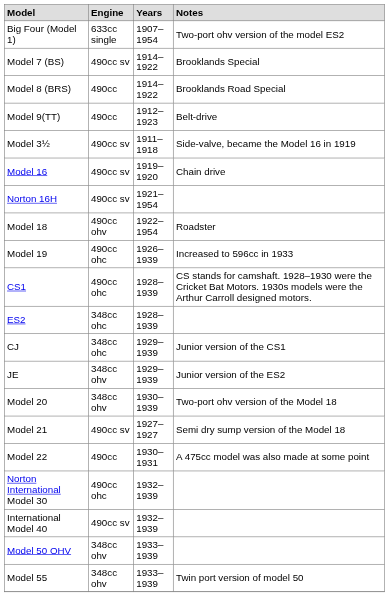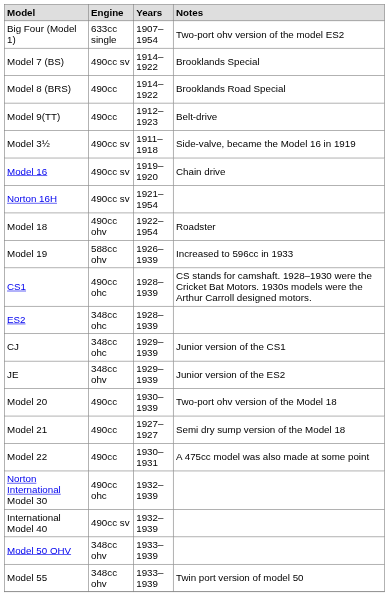(104, 254) 490cc ohc -> (104, 254) 588cc ohv
(104, 402) 348cc ohv -> (104, 402) 490cc
(110, 429) 490cc sv -> (104, 429) 490cc
